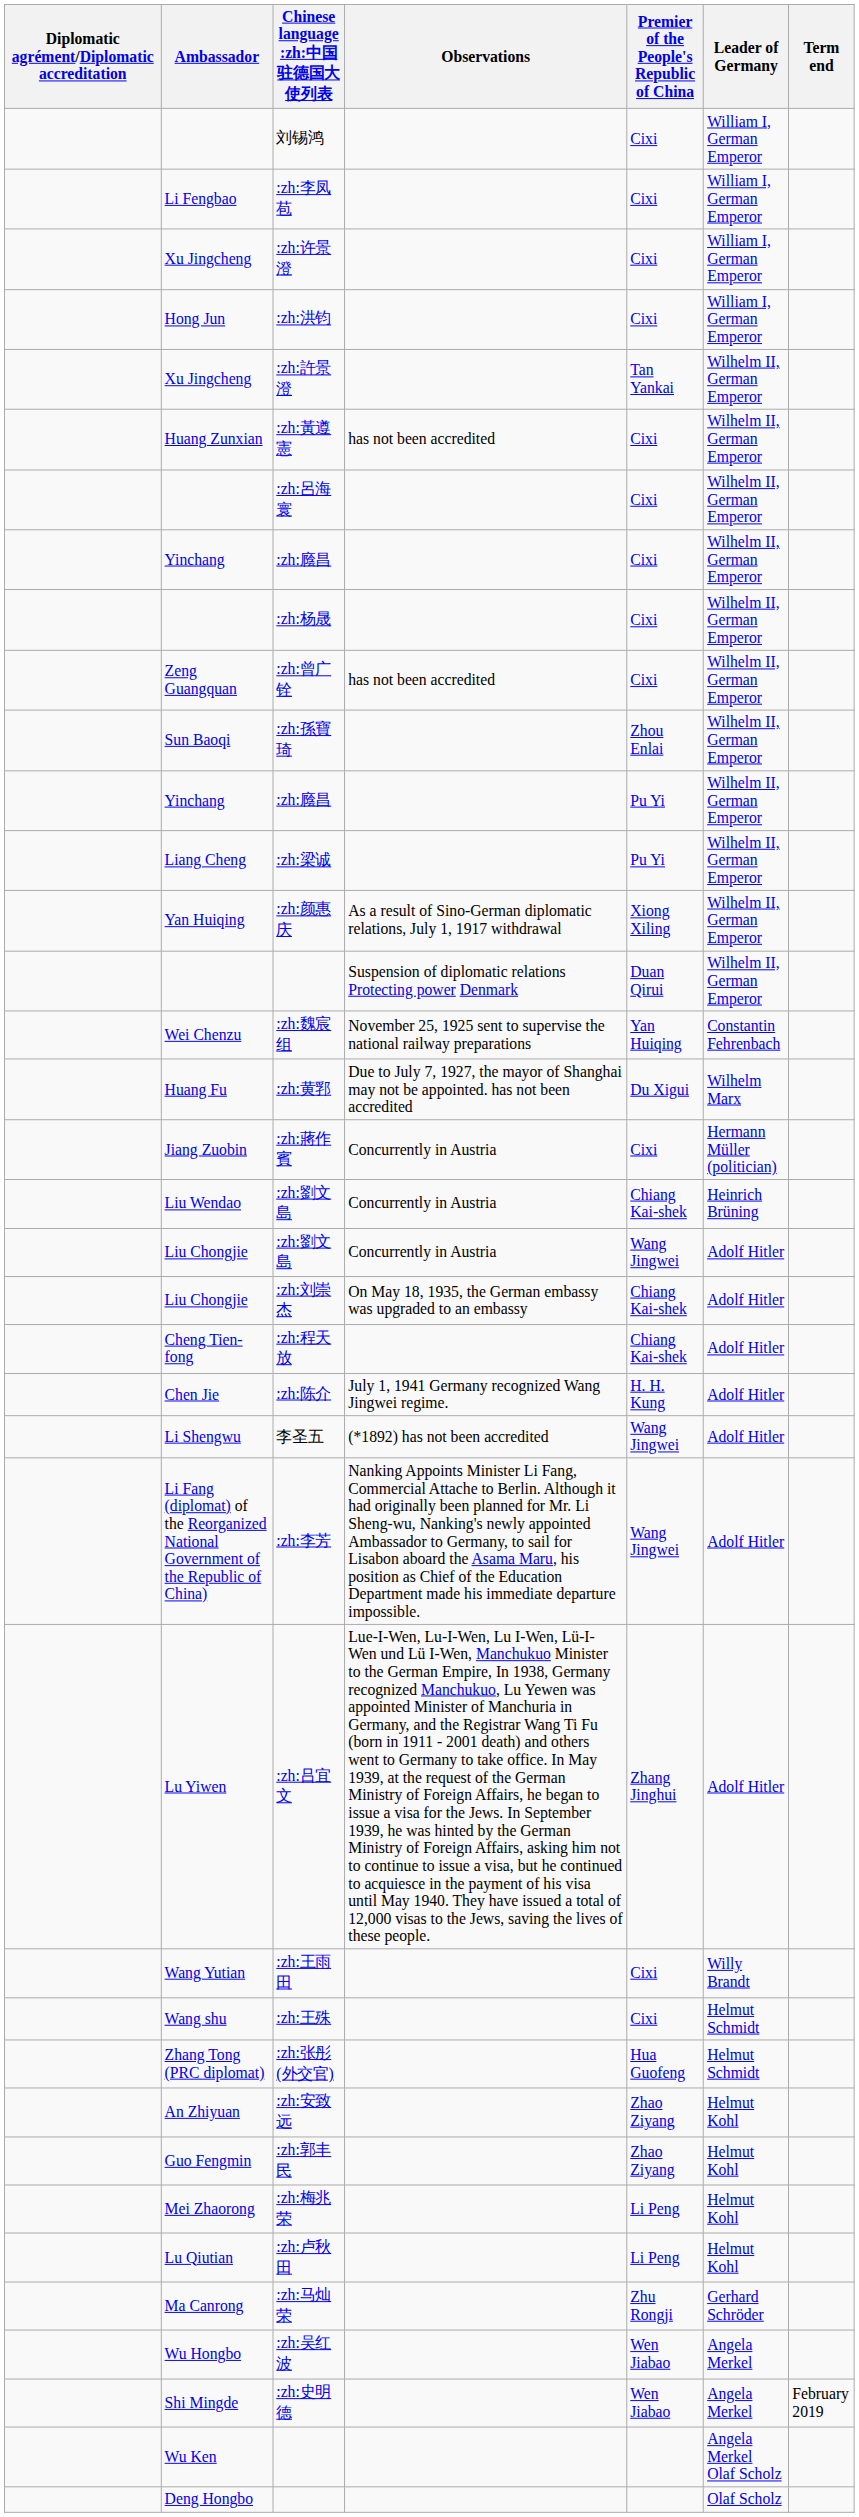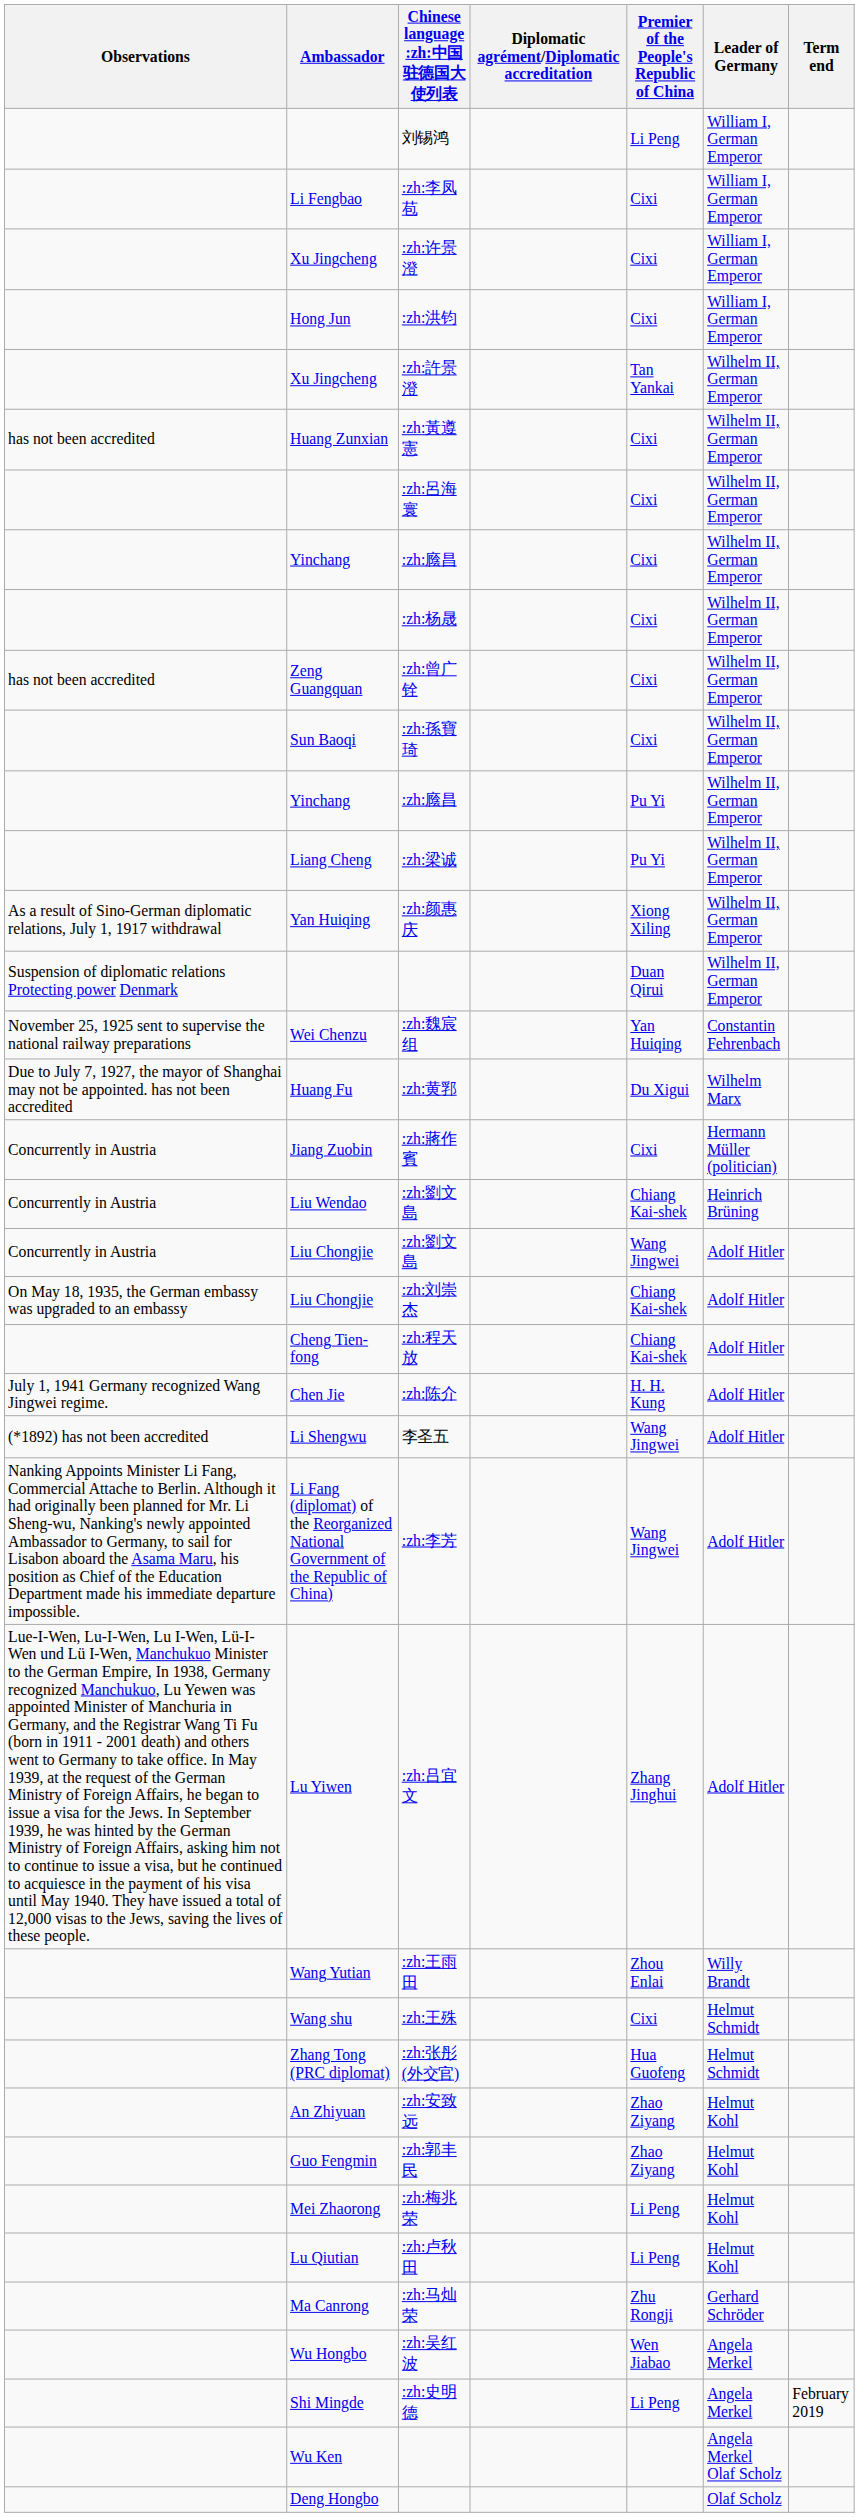columns swapped: (83, 56) <-> (486, 56)
(644, 138) Cixi -> (655, 138) Li Peng
(647, 740) Zhou Enlai -> (644, 740) Cixi
(644, 1973) Cixi -> (647, 1973) Zhou Enlai
(650, 2402) Wen Jiabao -> (655, 2402) Li Peng
